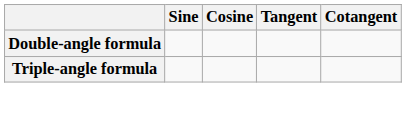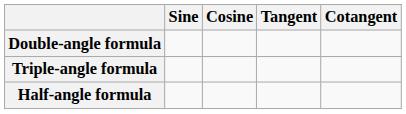+ row: (85, 95)
